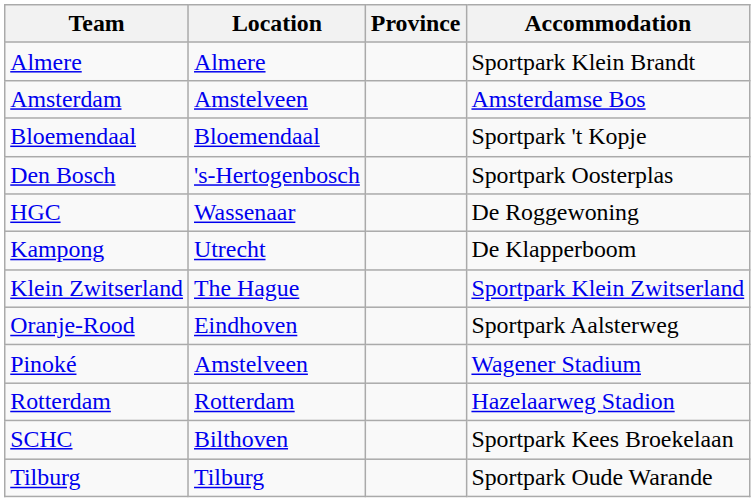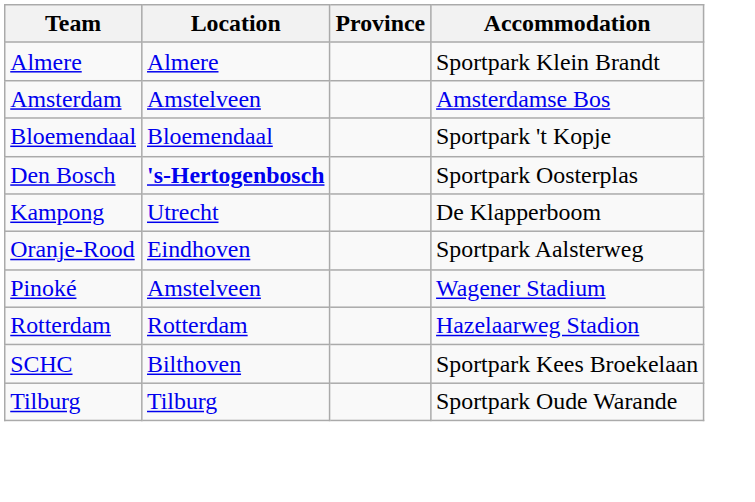(277, 174) normal -> (236, 174) bold
- row: (35, 212)
- row: (97, 288)
